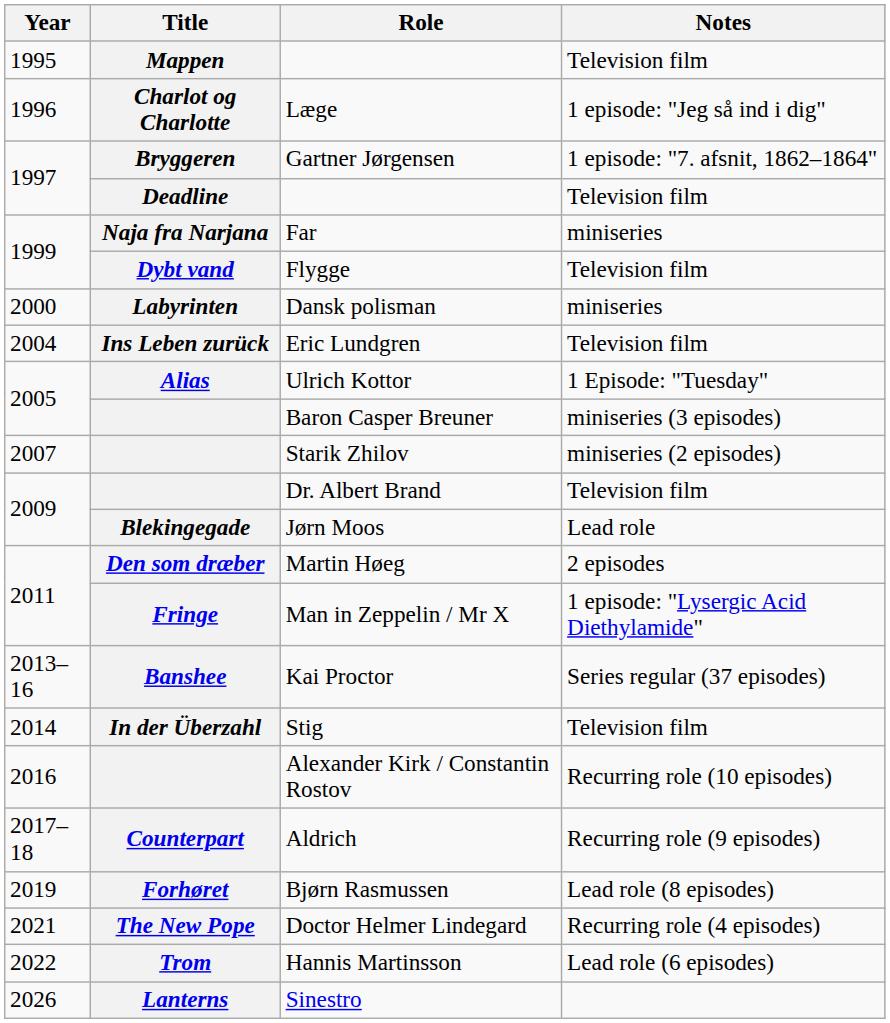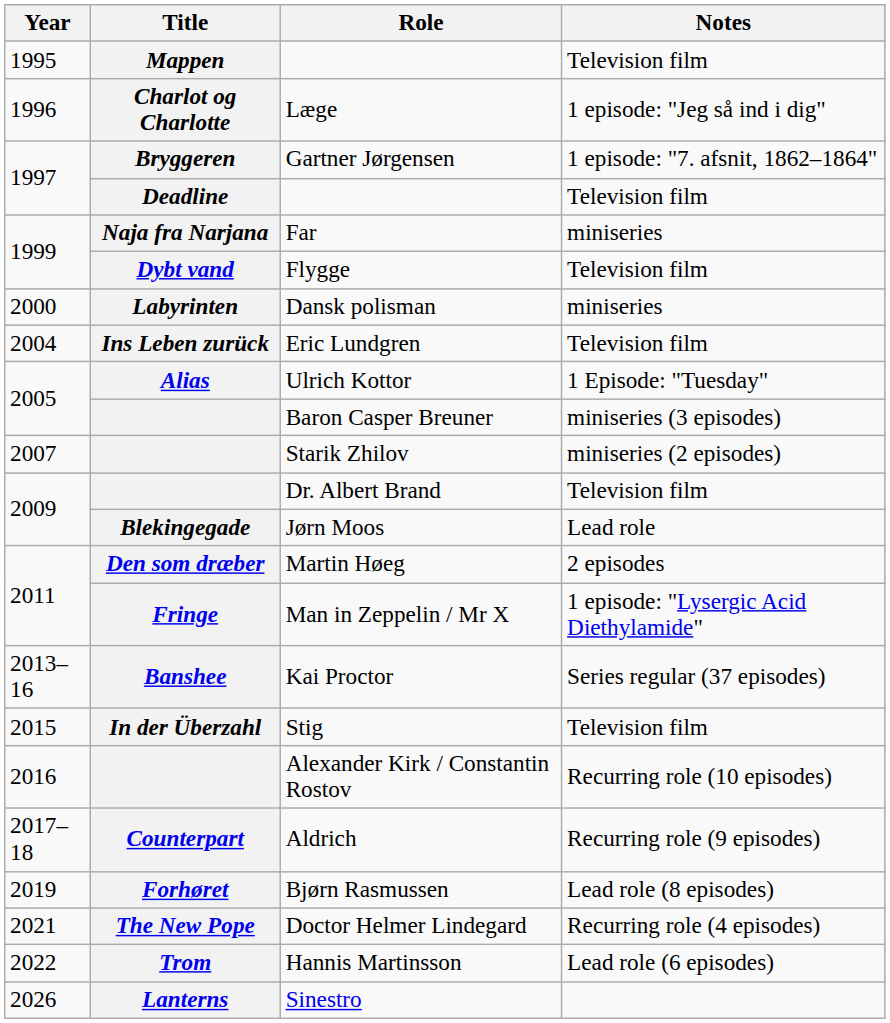(33, 726) 2014 -> (33, 726) 2015
